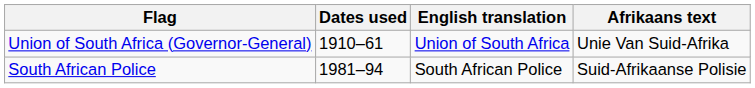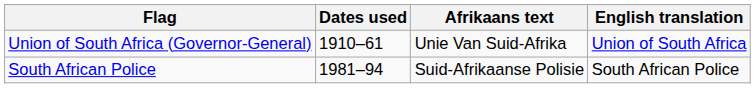columns swapped: (662, 17) <-> (492, 17)
